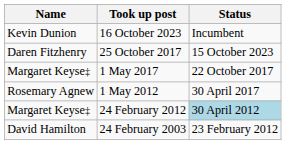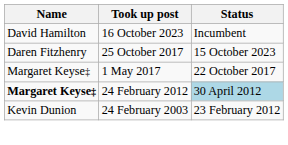(42, 33) Kevin Dunion -> (47, 33) David Hamilton
- row: (129, 91)
(49, 110) normal -> (52, 91) bold
(47, 129) David Hamilton -> (42, 110) Kevin Dunion
